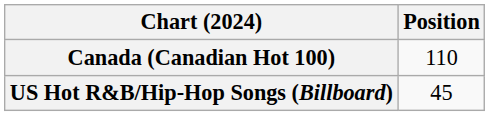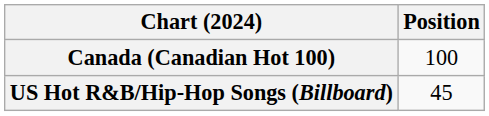(441, 57) 110 -> (441, 57) 100
